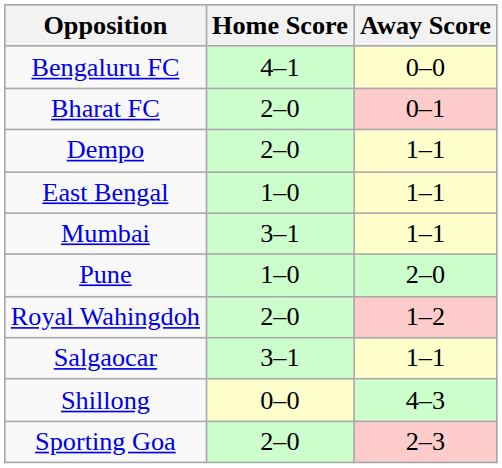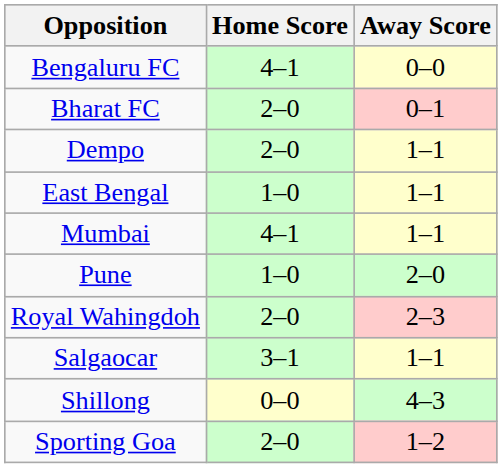(280, 233) 3–1 -> (280, 233) 4–1
(425, 316) 1–2 -> (425, 316) 2–3
(425, 441) 2–3 -> (425, 441) 1–2
